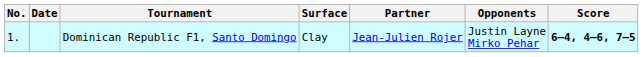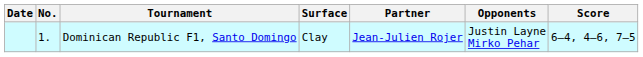columns swapped: (17, 13) <-> (45, 13)
(593, 37) bold -> (593, 37) normal
